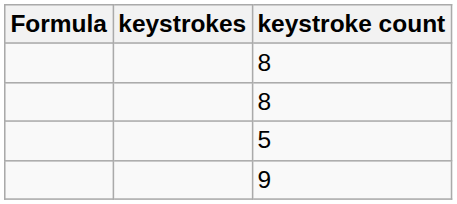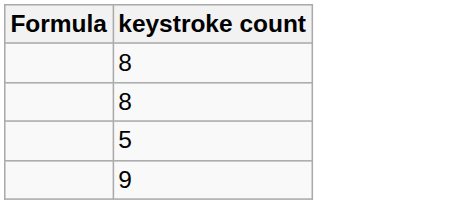- column: (182, 23)
